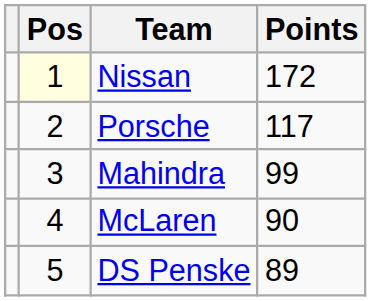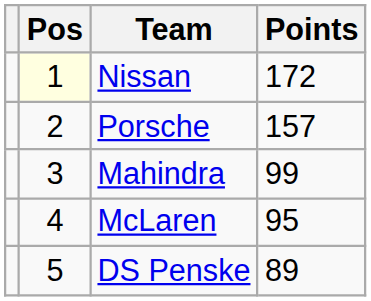(289, 125) 117 -> (290, 125) 157
(282, 222) 90 -> (282, 222) 95
